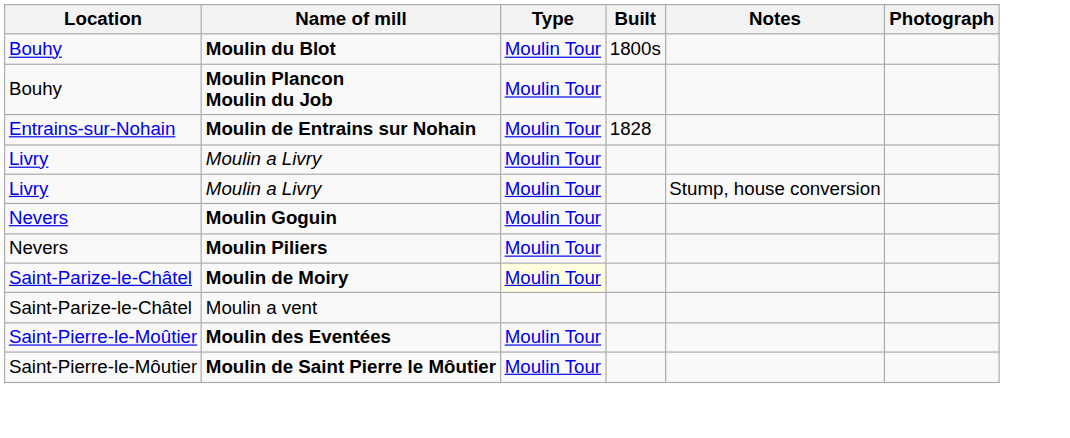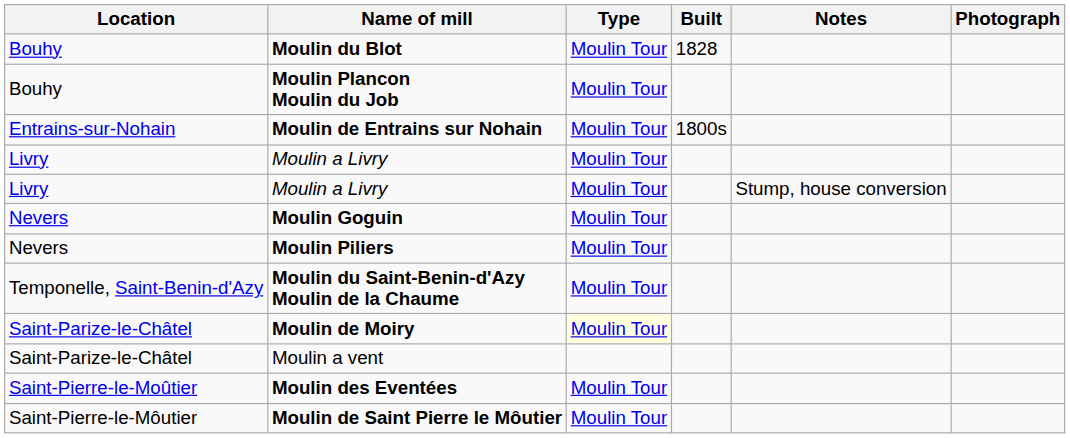(635, 49) 1800s -> (697, 49) 1828
(631, 129) 1828 -> (701, 129) 1800s
+ row: (136, 288)
